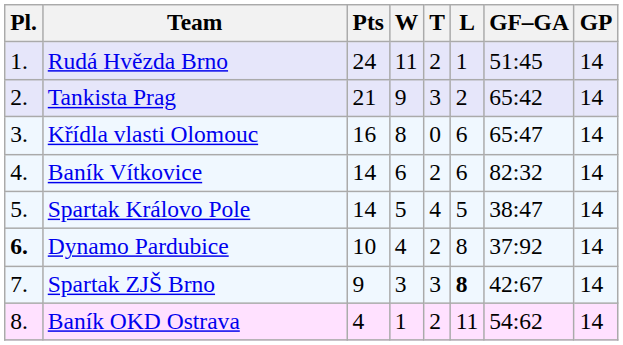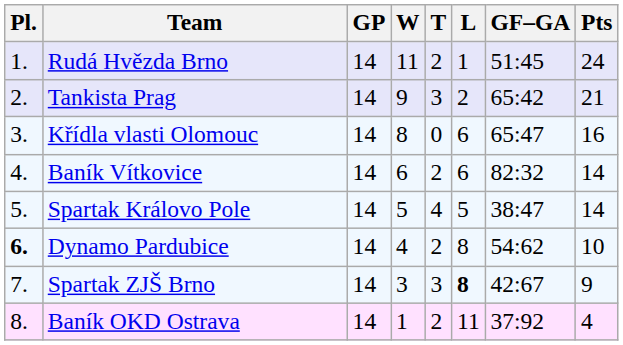columns swapped: (596, 23) <-> (368, 23)
(516, 246) 37:92 -> (517, 246) 54:62
(516, 321) 54:62 -> (517, 321) 37:92
